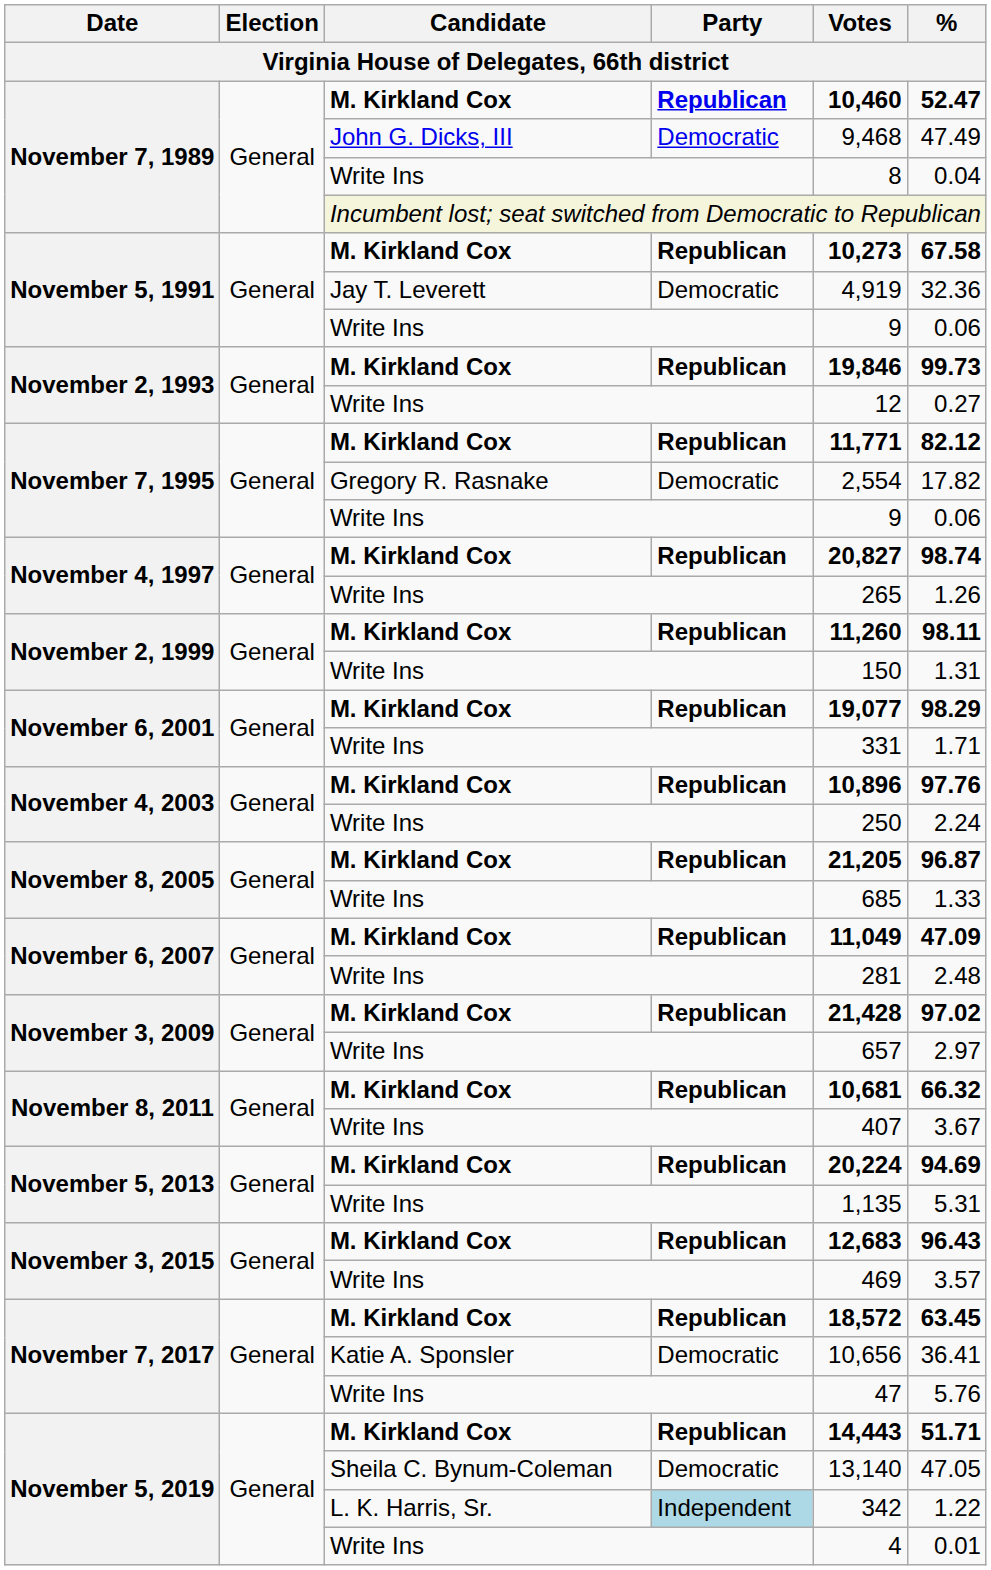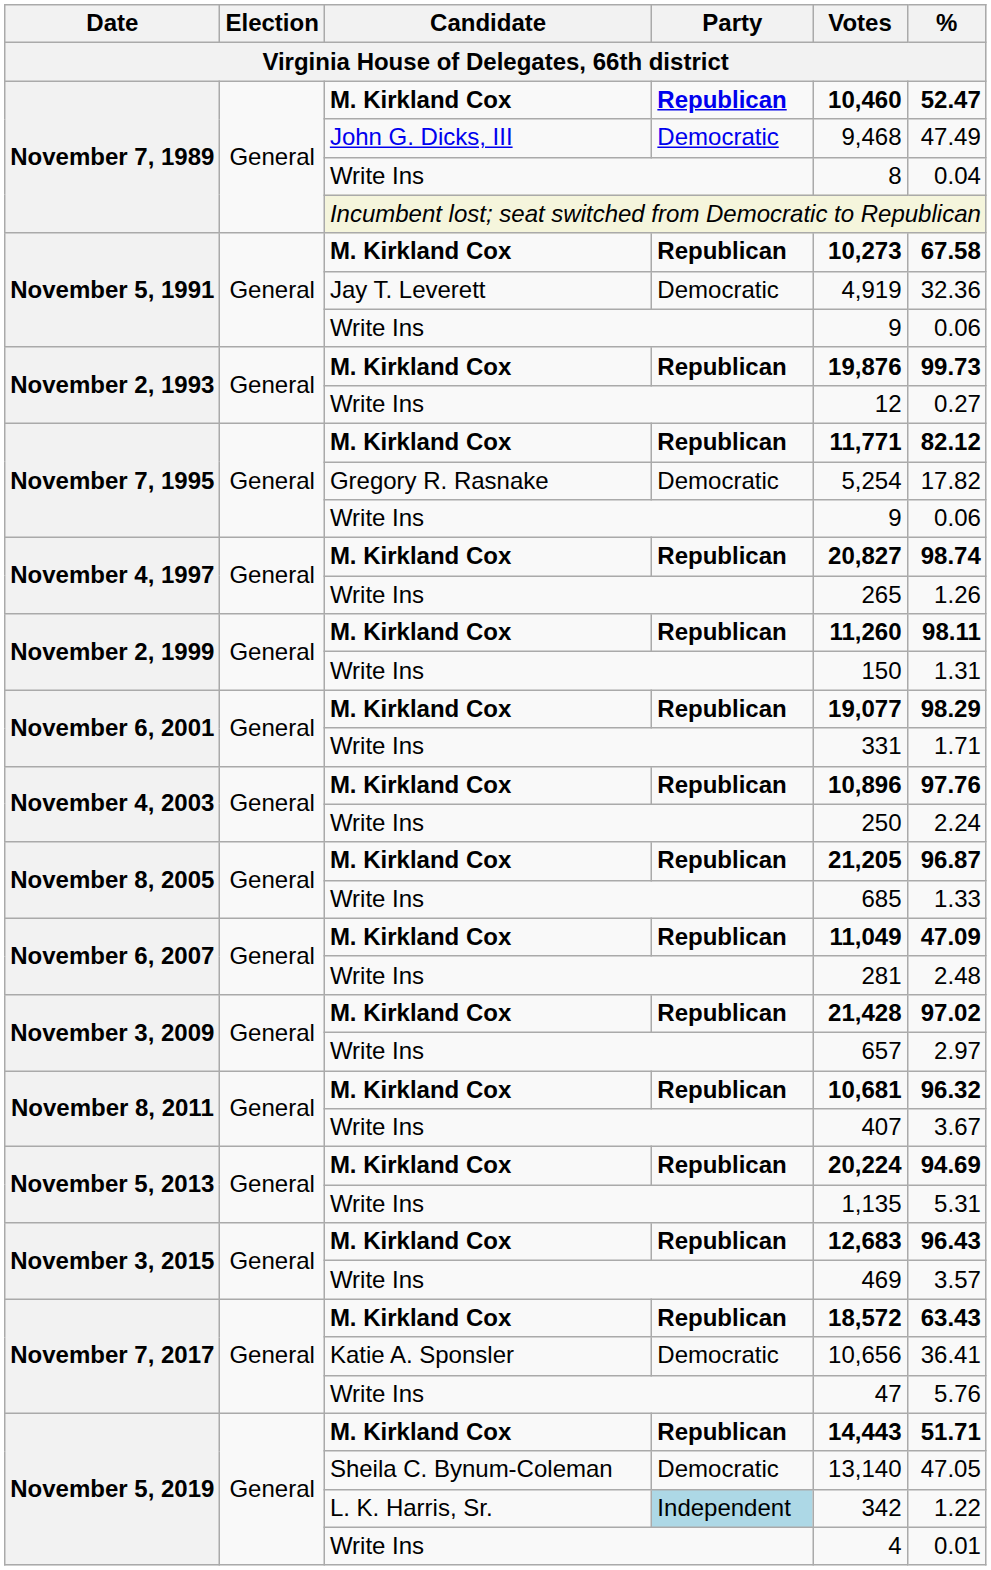(865, 366) 19,846 -> (865, 366) 19,876
(871, 480) 2,554 -> (871, 480) 5,254
(951, 1089) 66.32 -> (951, 1089) 96.32
(951, 1317) 63.45 -> (951, 1317) 63.43
